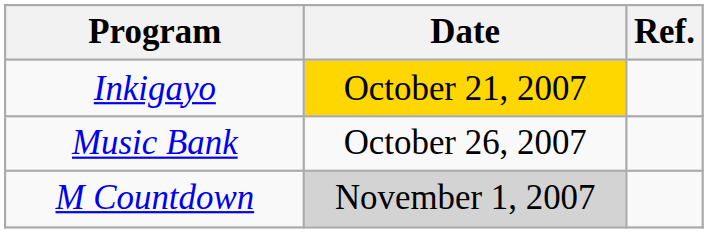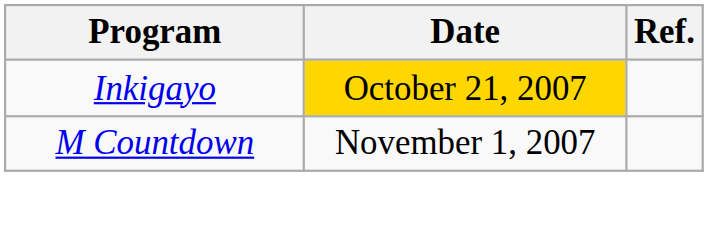- row: (155, 142)
(465, 198) lightgrey background -> (465, 142) no background
